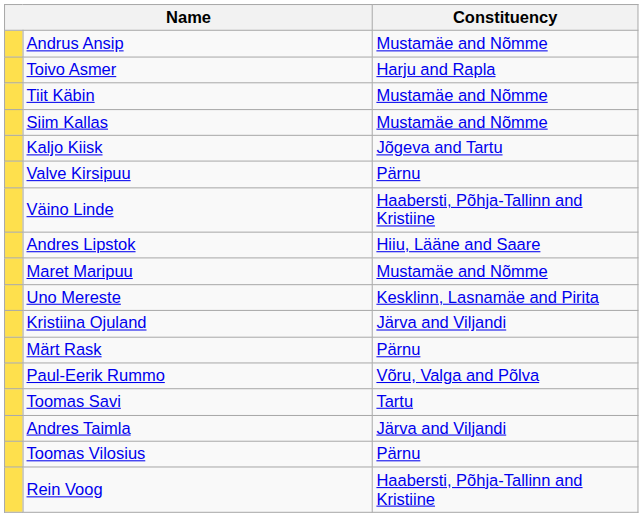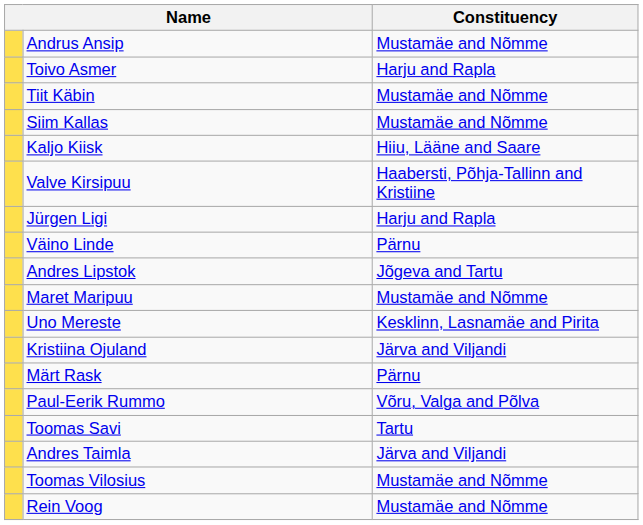(439, 148) Jõgeva and Tartu -> (458, 148) Hiiu, Lääne and Saare
(398, 174) Pärnu -> (479, 183) Haabersti, Põhja-Tallinn and Kristiine
+ row: (67, 219)
(479, 209) Haabersti, Põhja-Tallinn and Kristiine -> (398, 245) Pärnu
(458, 245) Hiiu, Lääne and Saare -> (439, 271) Jõgeva and Tartu
(398, 454) Pärnu -> (462, 480) Mustamäe and Nõmme
(479, 489) Haabersti, Põhja-Tallinn and Kristiine -> (462, 506) Mustamäe and Nõmme
